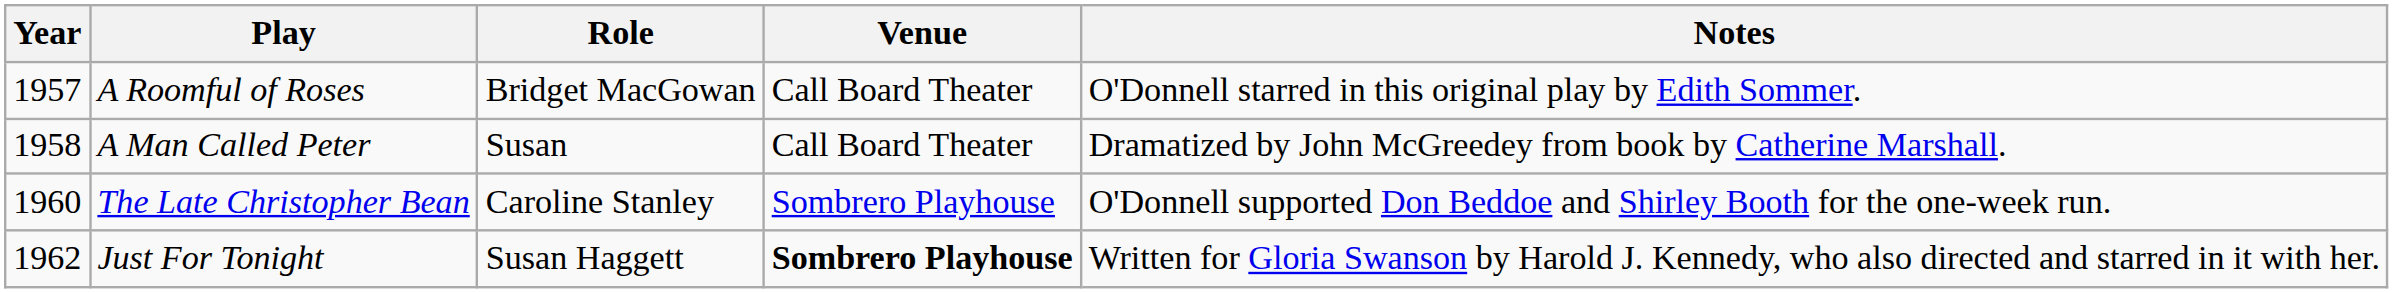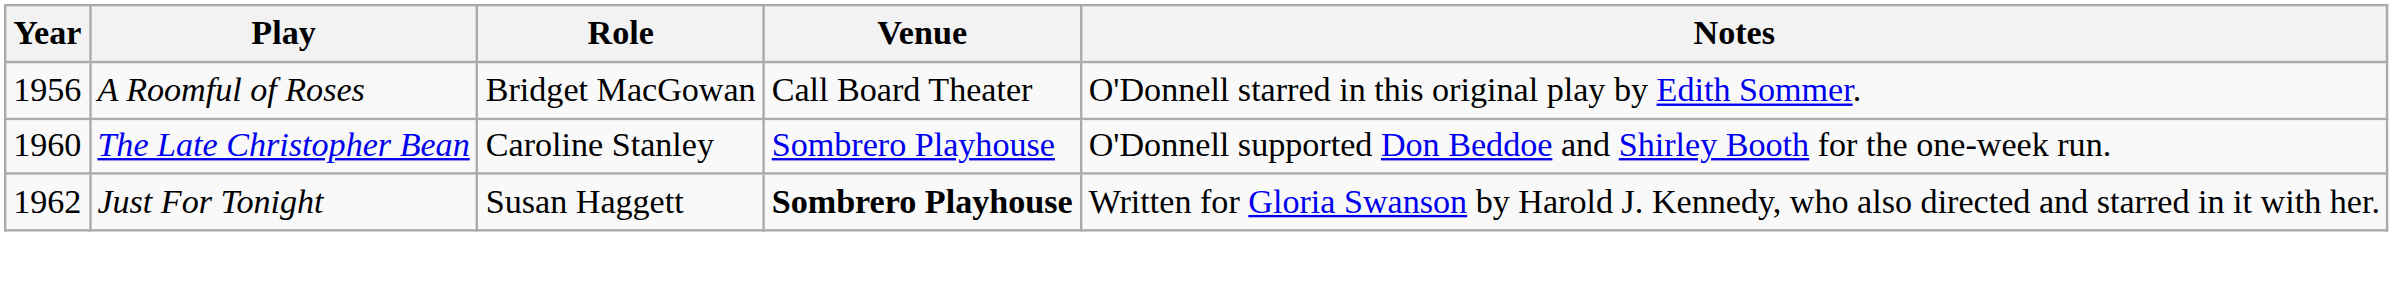(47, 89) 1957 -> (47, 89) 1956
- row: (234, 145)
